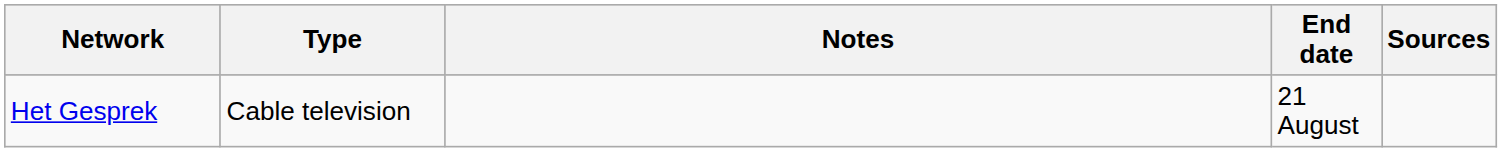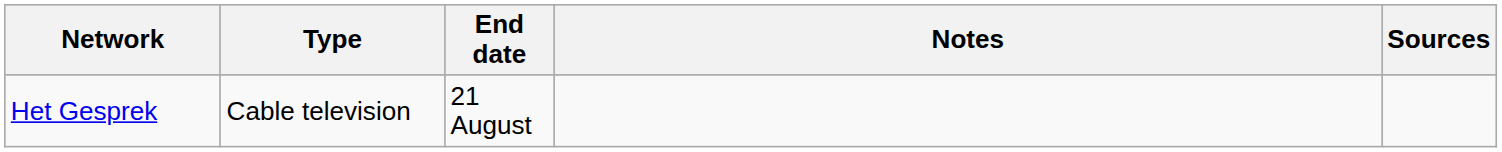columns swapped: (1326, 39) <-> (858, 39)
